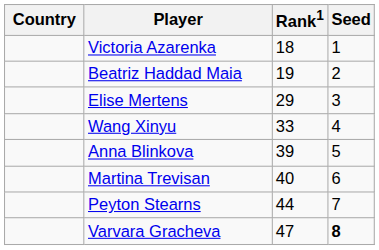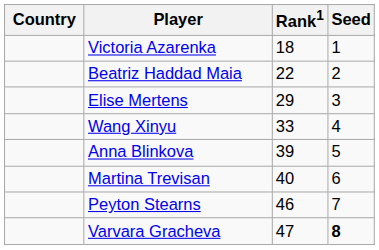(285, 74) 19 -> (285, 74) 22
(285, 204) 44 -> (285, 204) 46
